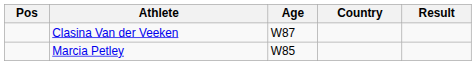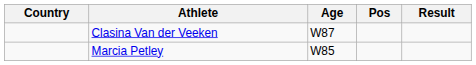columns swapped: (27, 13) <-> (360, 13)
